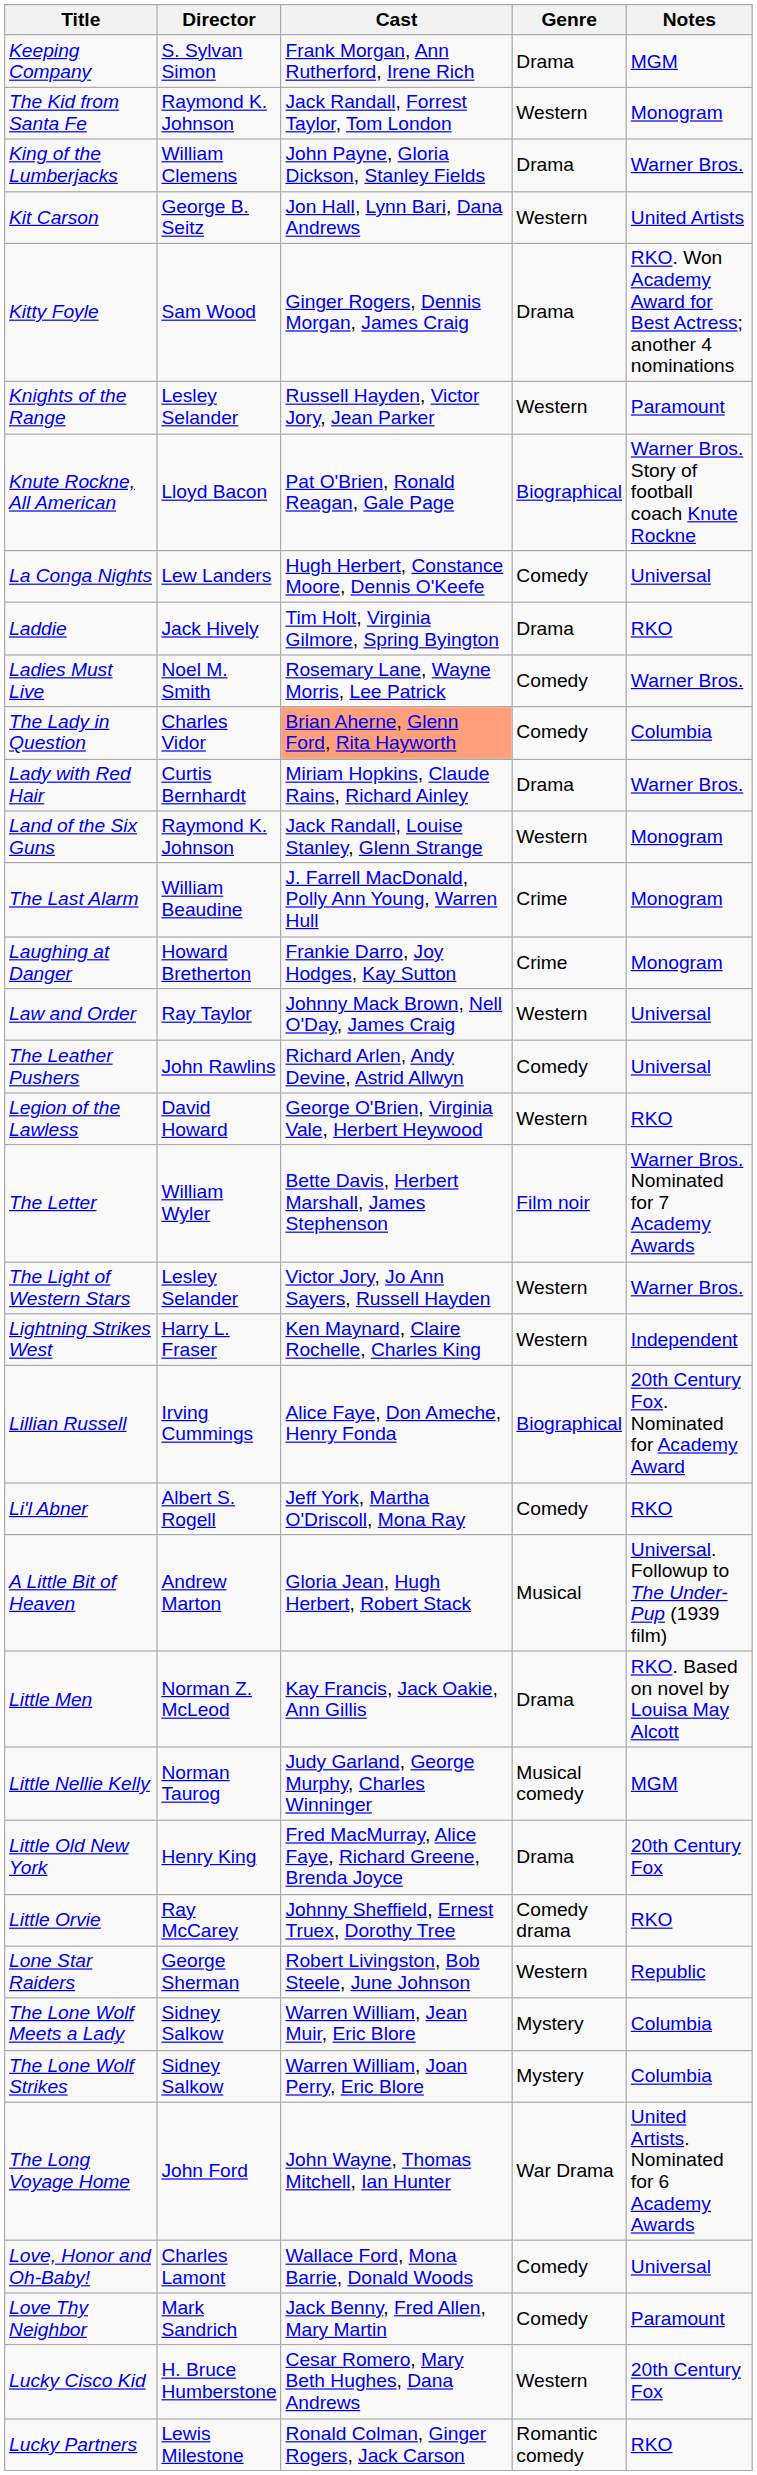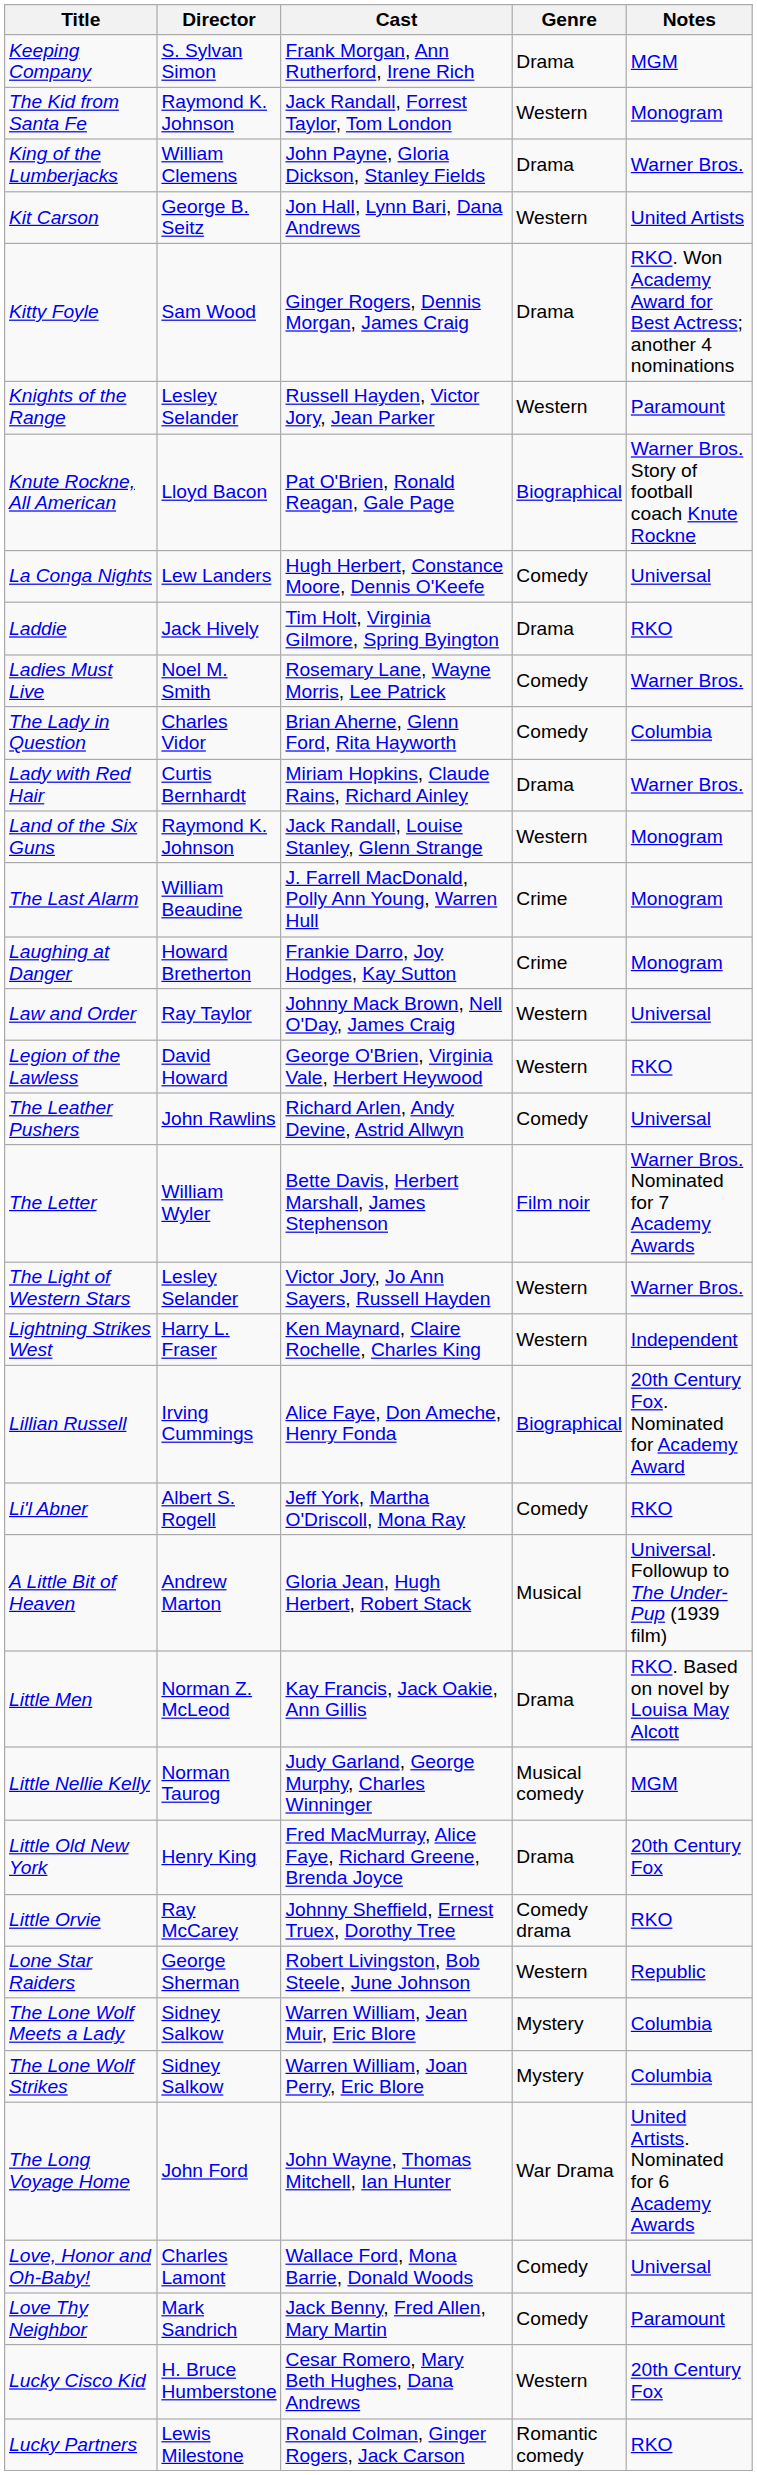(372, 732) lightsalmon background -> (372, 732) no background
rows swapped: (61, 1066) <-> (65, 1118)
